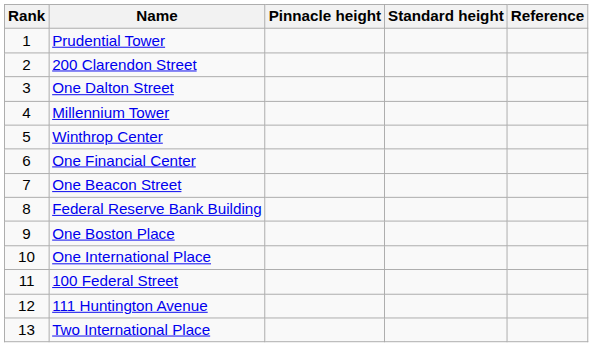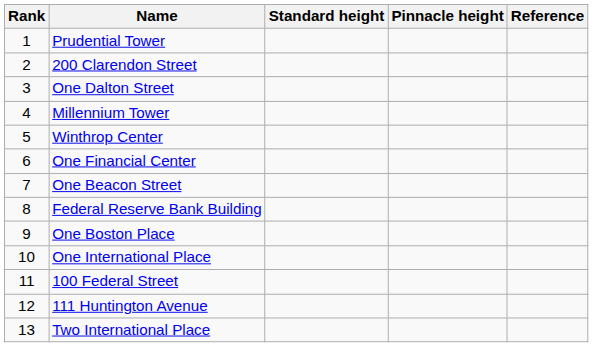columns swapped: (325, 16) <-> (446, 16)
